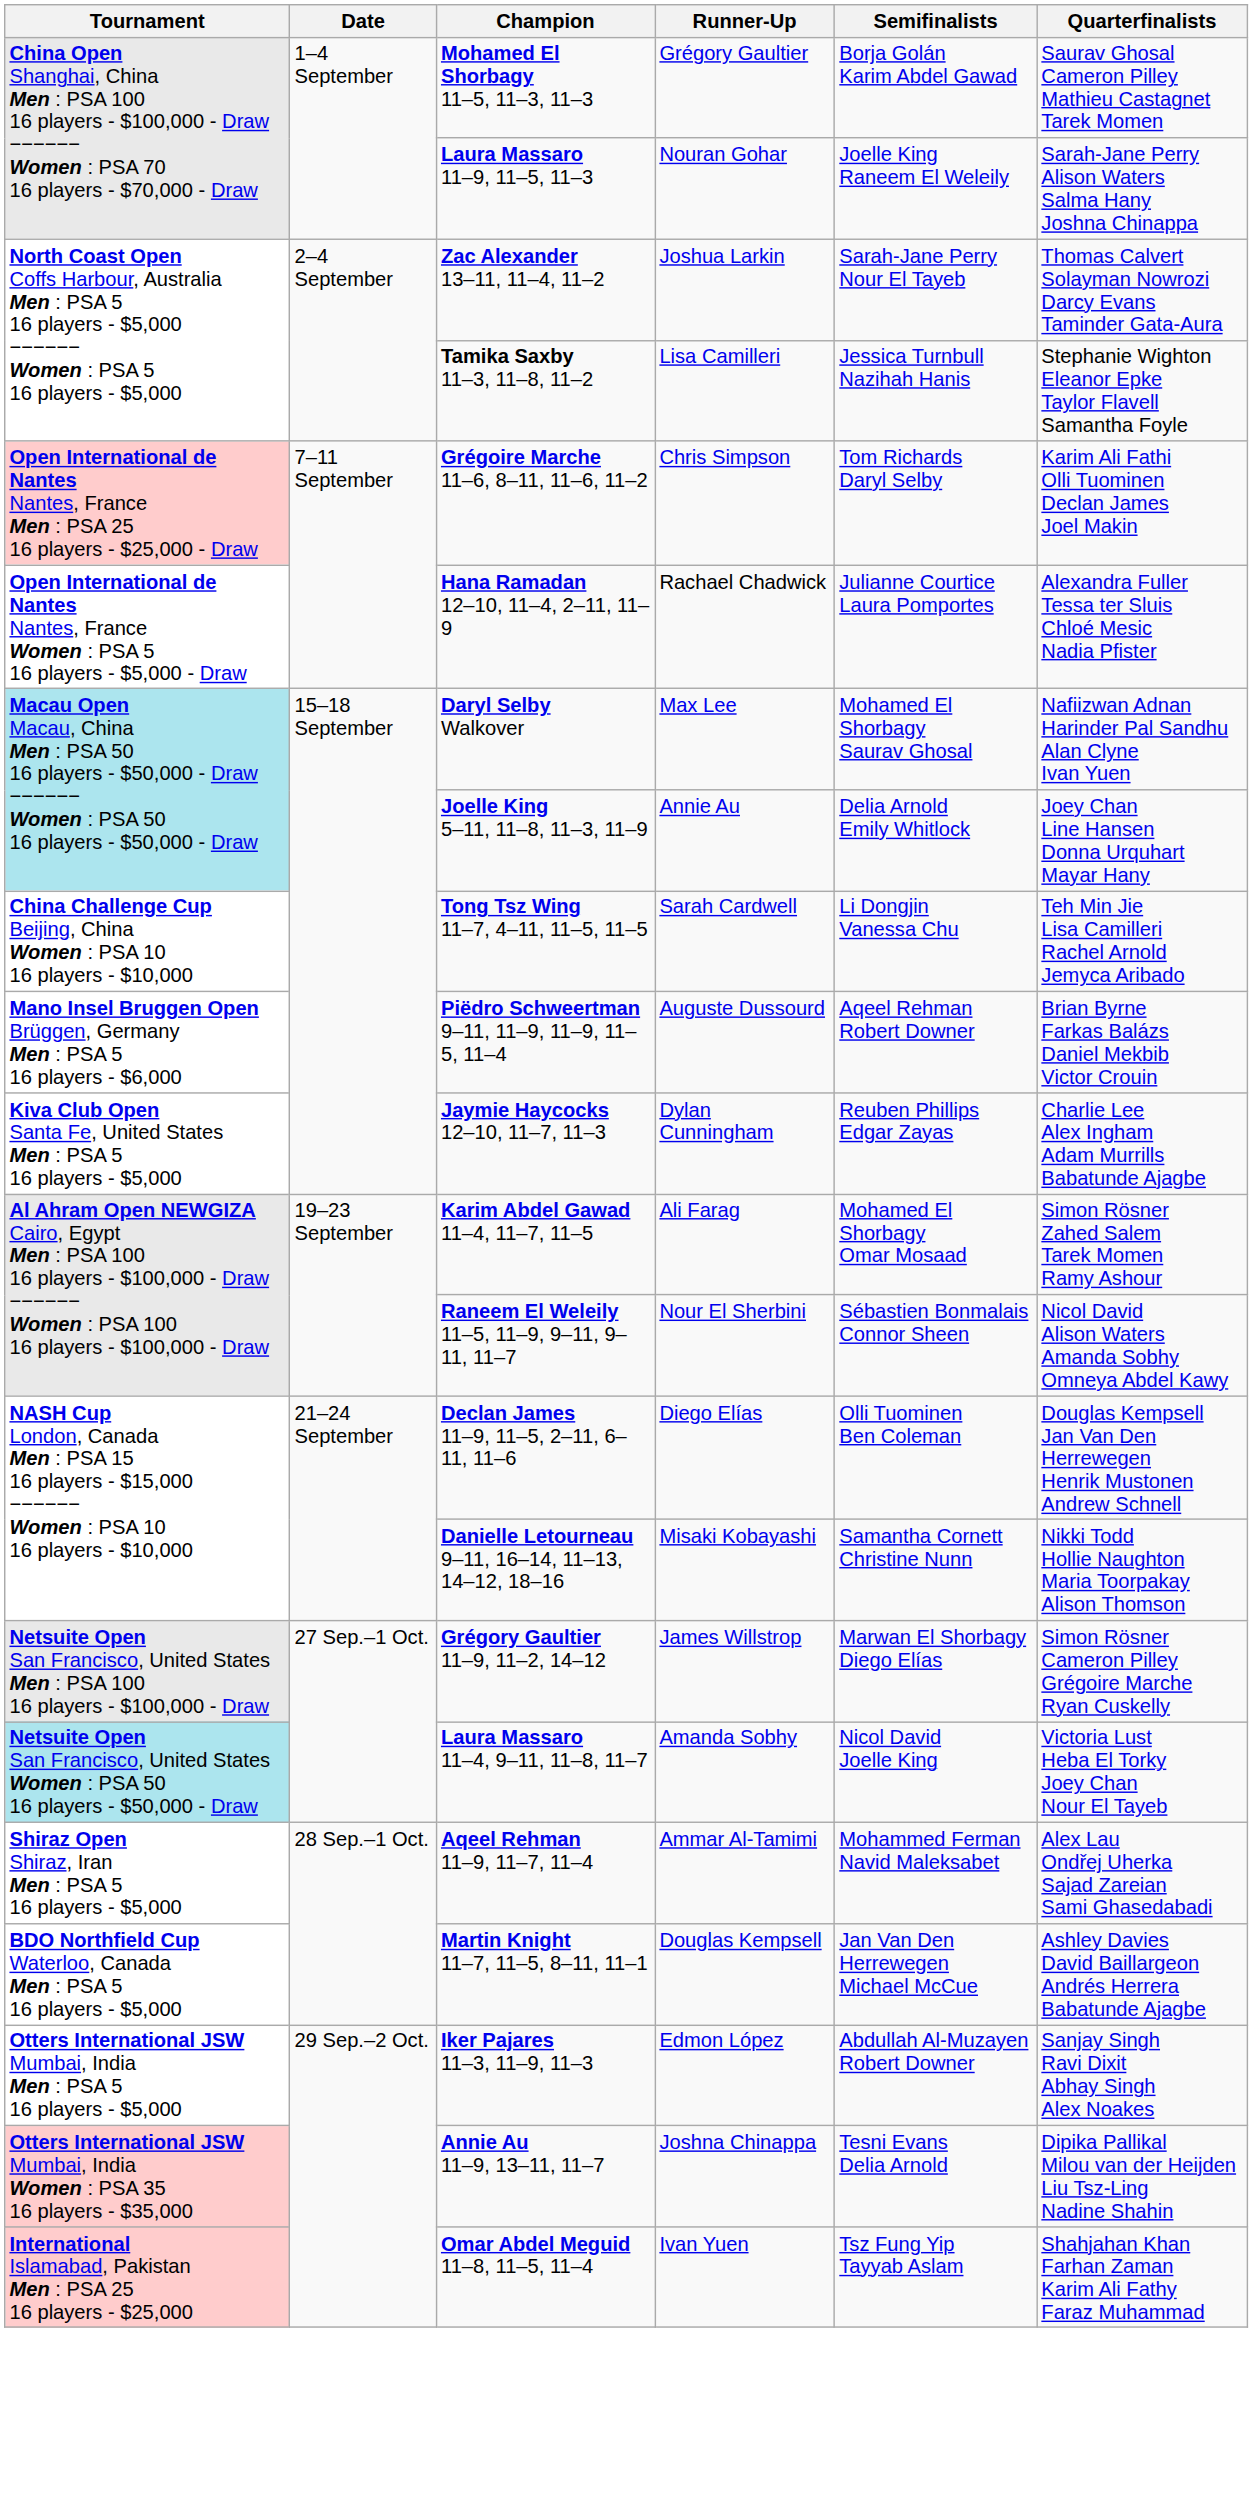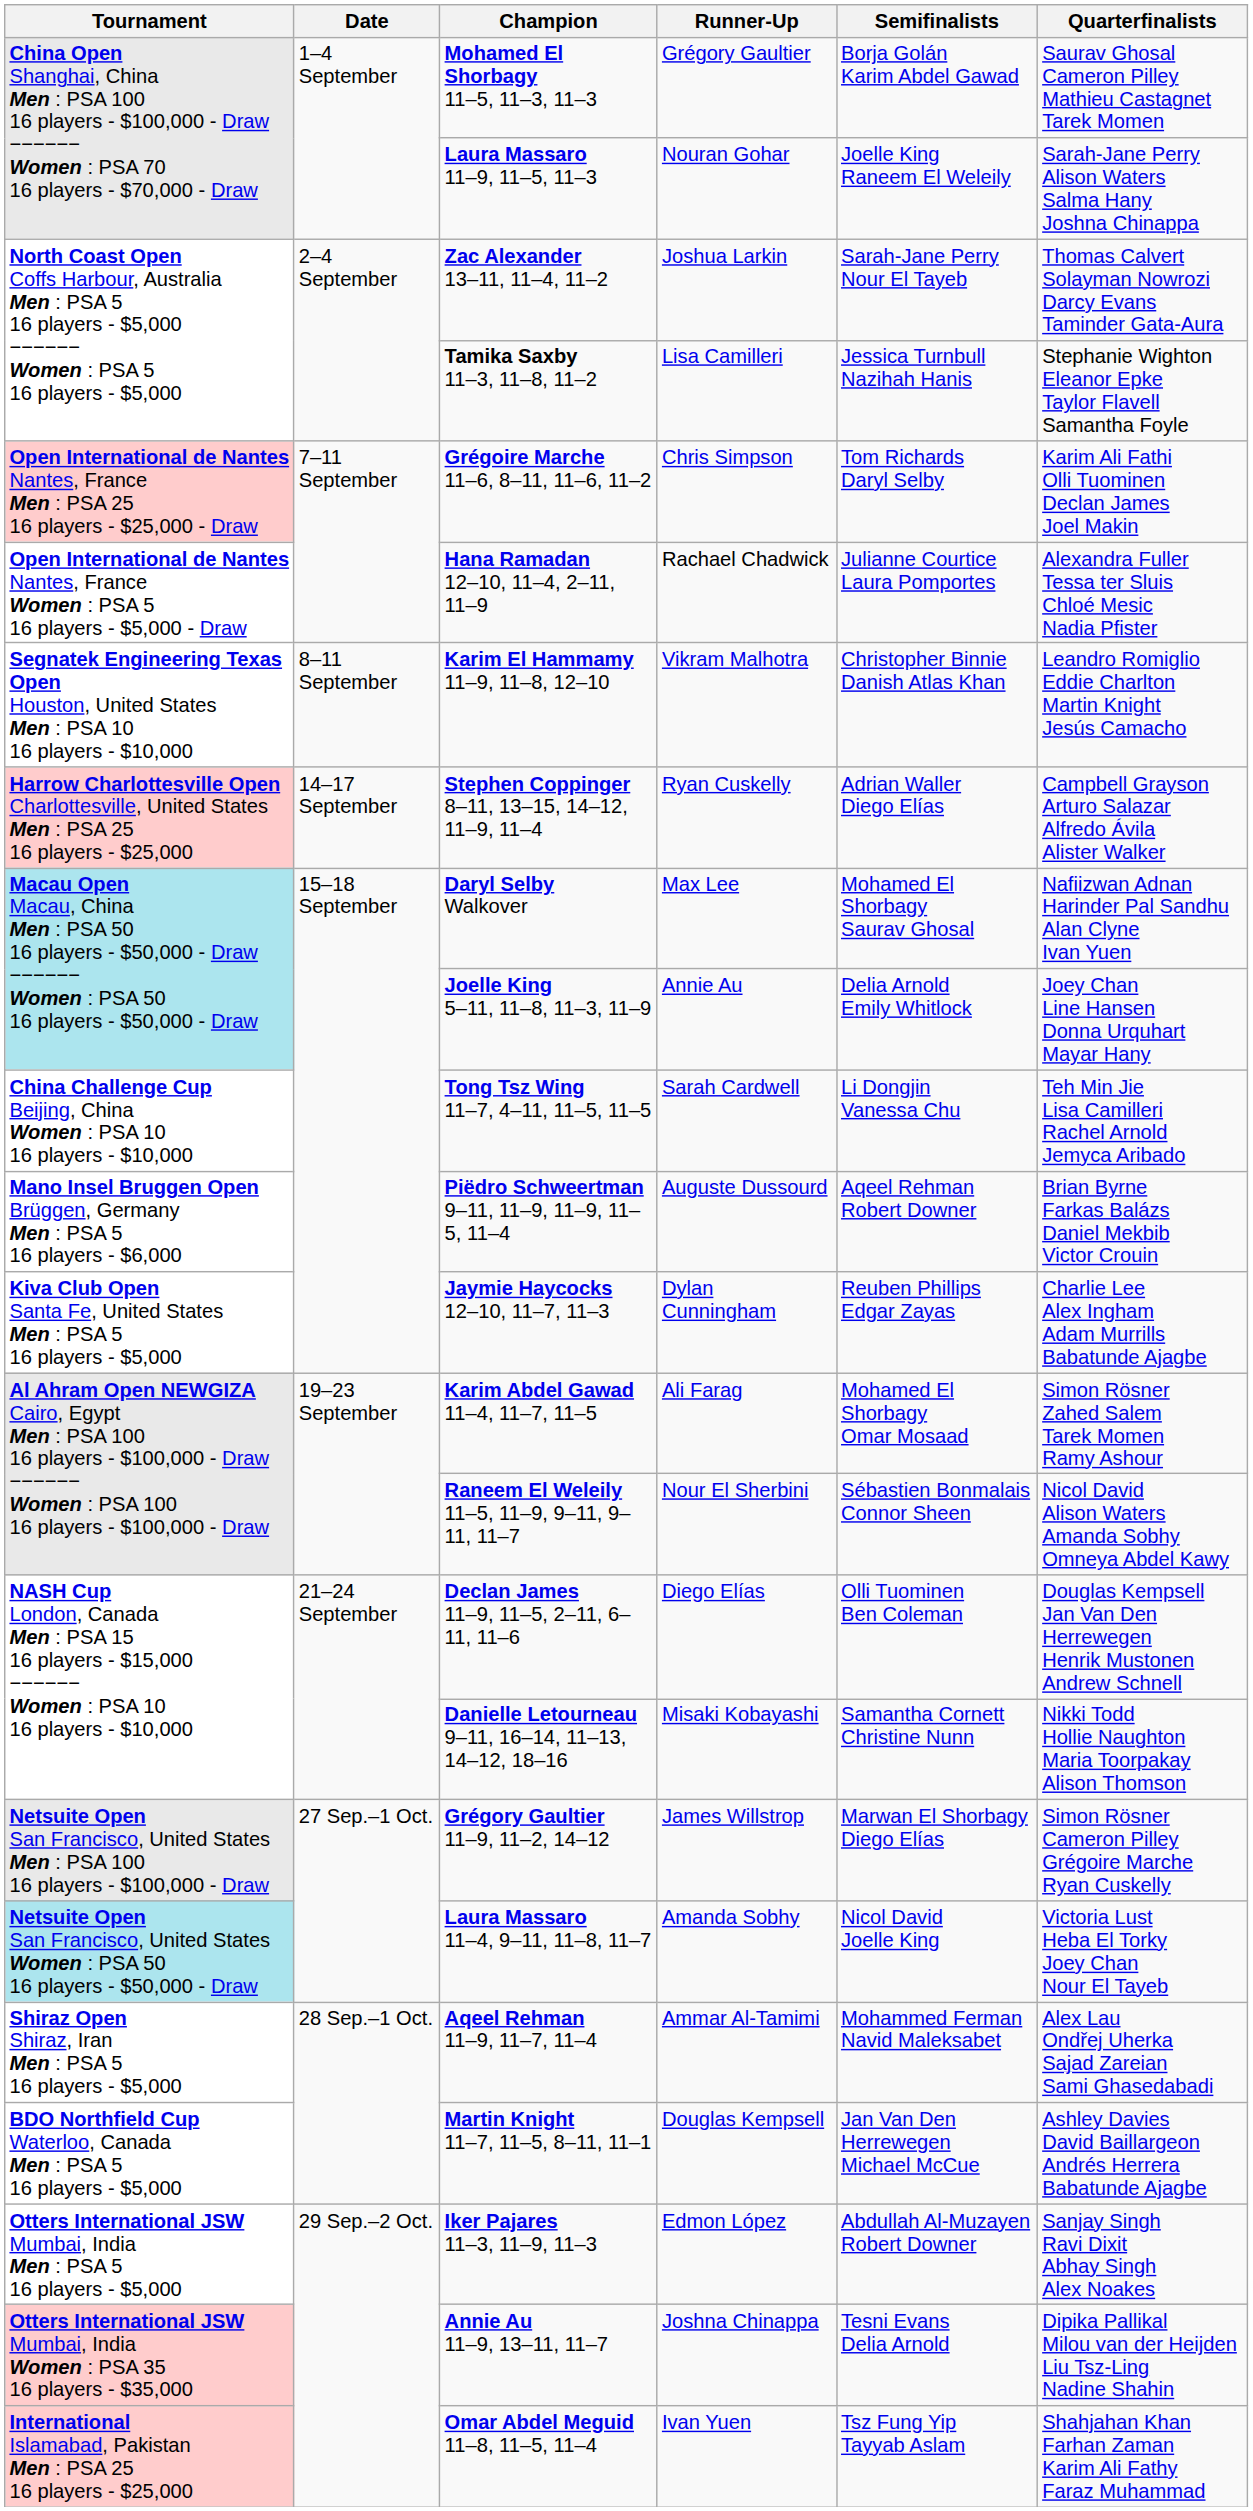+ row: (539, 671)
+ row: (537, 806)
